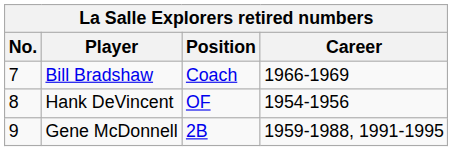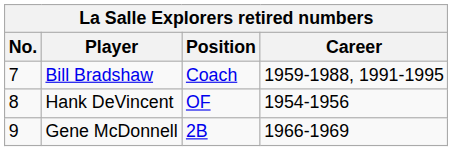(307, 74) 1966-1969 -> (354, 74) 1959-1988, 1991-1995
(354, 131) 1959-1988, 1991-1995 -> (307, 131) 1966-1969
